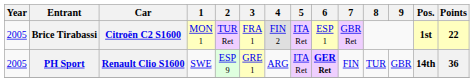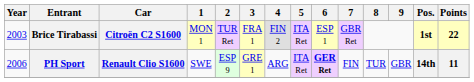(17, 34) 2005 -> (17, 34) 2003
(17, 63) 2005 -> (17, 63) 2006
(453, 63) 36 -> (453, 63) 11
